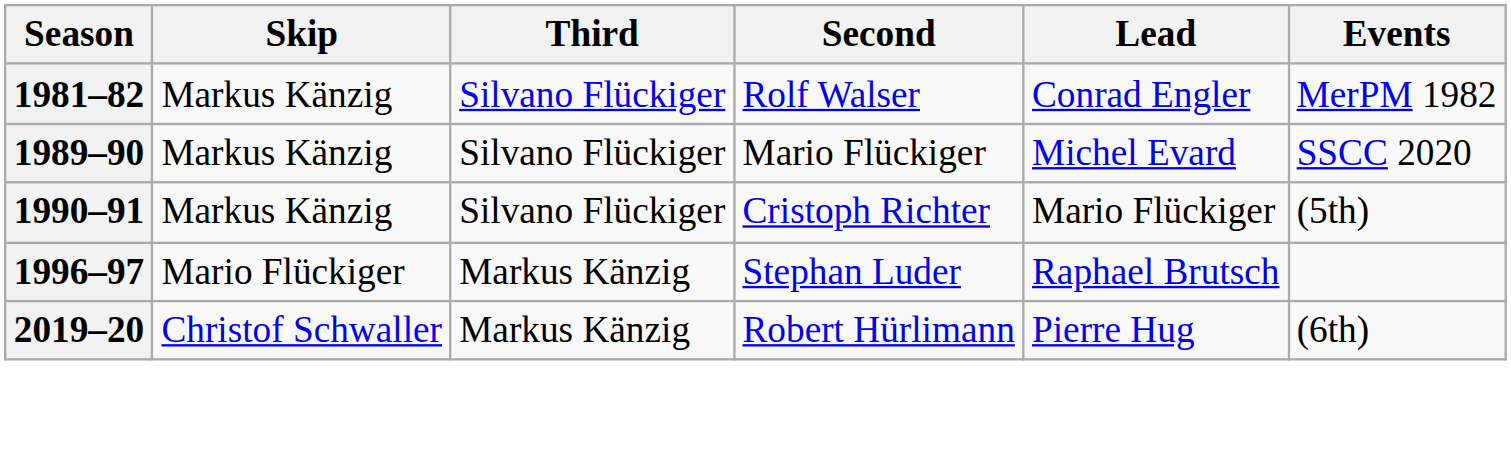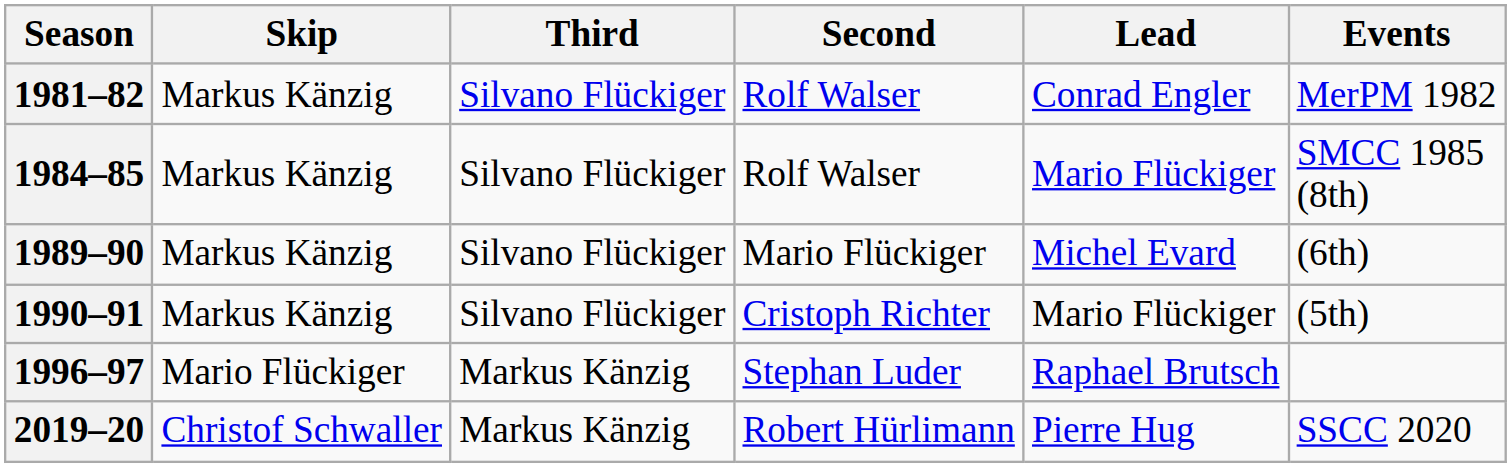+ row: (79, 173)
(1384, 152) SSCC 2020 -> (1333, 253) (6th)
(1333, 329) (6th) -> (1384, 430) SSCC 2020
